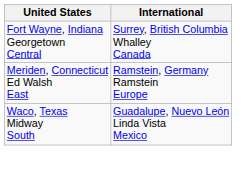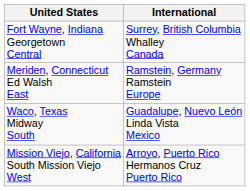+ row: (64, 165)
